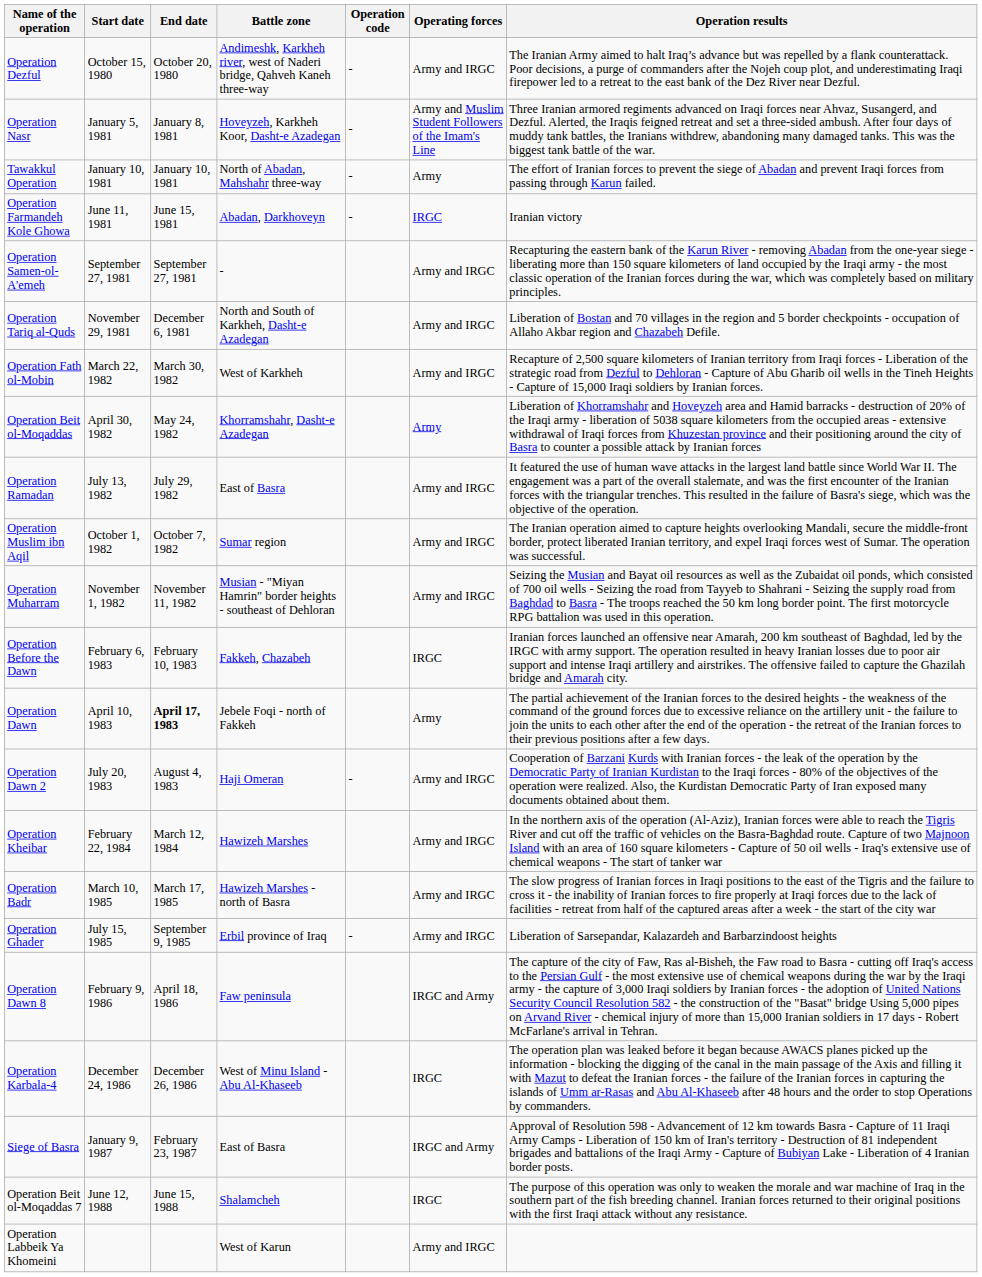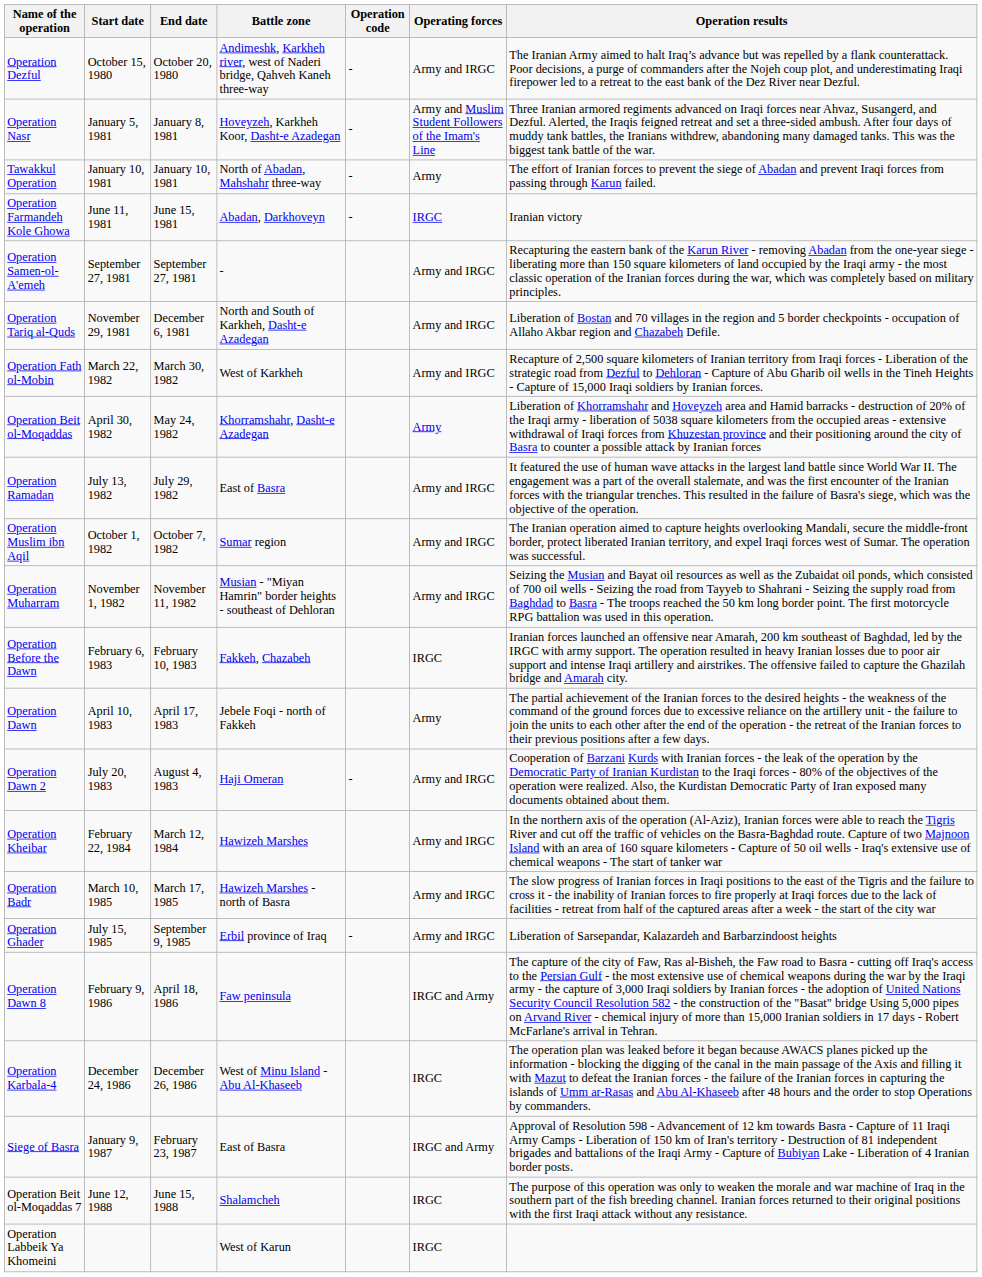(177, 718) bold -> (176, 718) normal
(454, 1248) Army and IRGC -> (427, 1248) IRGC
